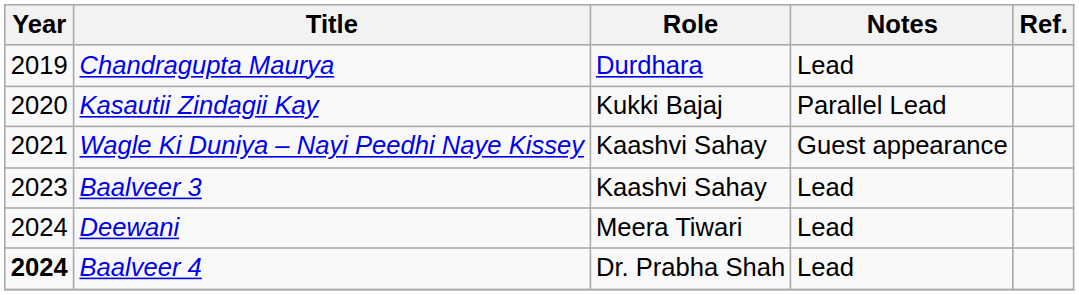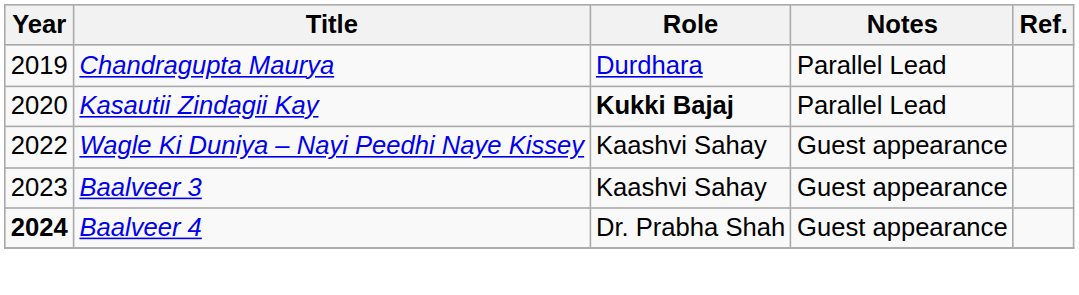(825, 65) Lead -> (872, 65) Parallel Lead
(659, 106) normal -> (665, 106) bold
(39, 146) 2021 -> (39, 146) 2022
(825, 187) Lead -> (902, 187) Guest appearance
- row: (129, 227)
(825, 268) Lead -> (902, 227) Guest appearance
